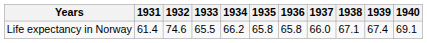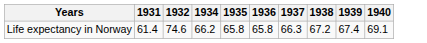- column: (206, 13)
(320, 30) 66.0 -> (291, 30) 66.3
(349, 30) 67.1 -> (320, 30) 67.2
